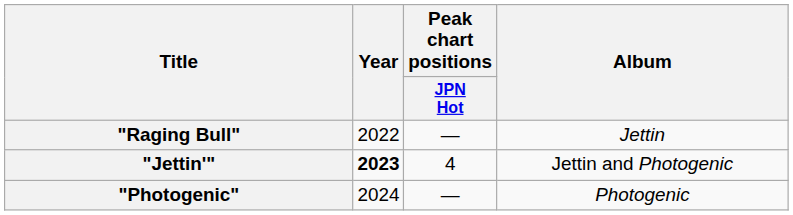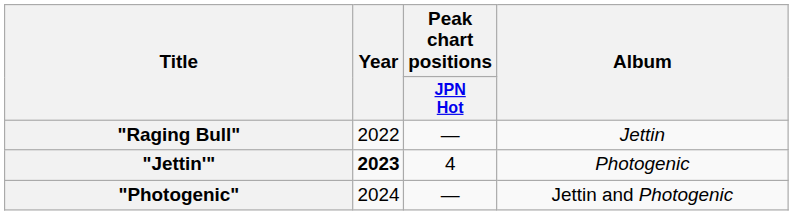(642, 164) Jettin and Photogenic -> (642, 164) Photogenic
(642, 194) Photogenic -> (642, 194) Jettin and Photogenic
